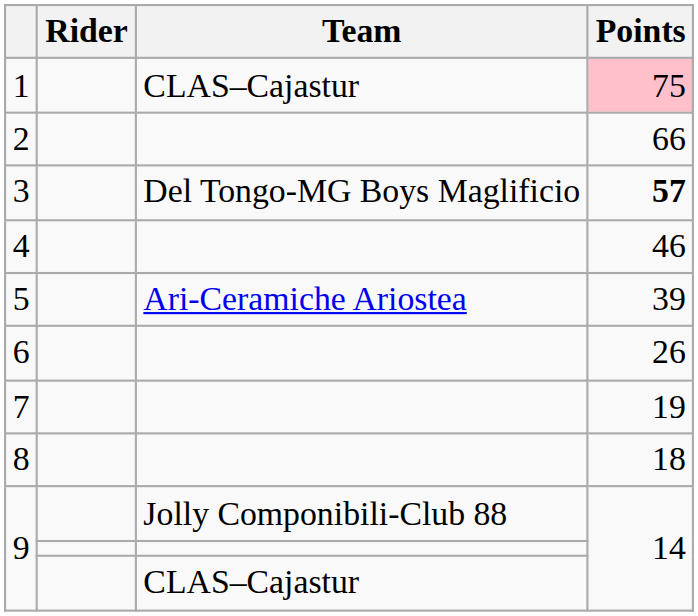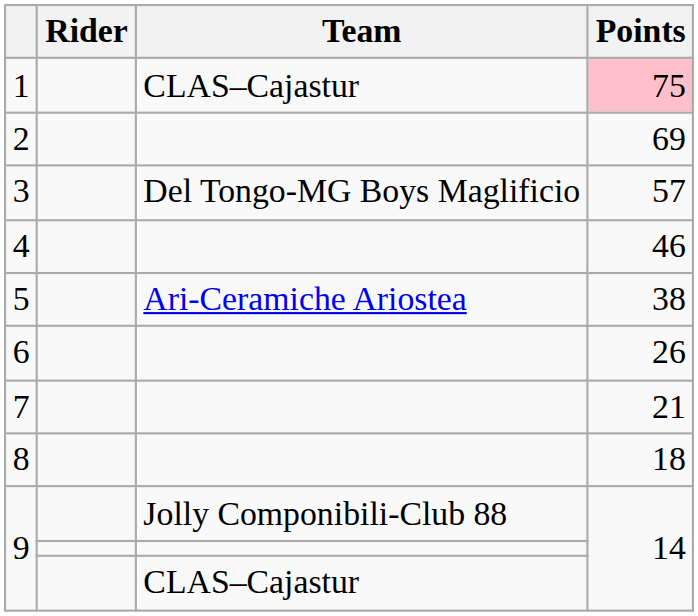(669, 138) 66 -> (669, 138) 69
(669, 191) bold -> (669, 191) normal
(669, 298) 39 -> (669, 298) 38
(669, 406) 19 -> (669, 406) 21
